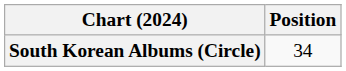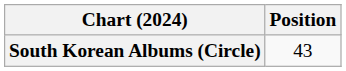(303, 50) 34 -> (303, 50) 43
